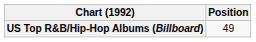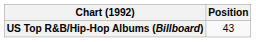(228, 28) 49 -> (228, 28) 43
